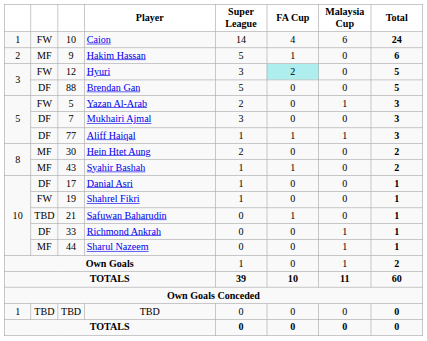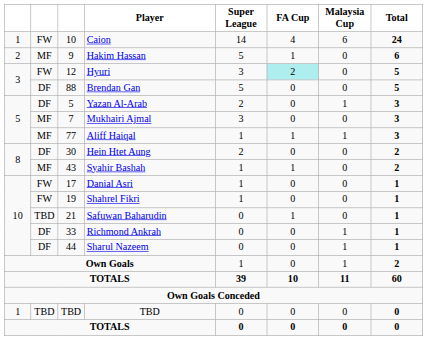(44, 103) FW -> (44, 103) DF
(44, 119) DF -> (44, 119) MF
(44, 135) DF -> (44, 135) MF
(44, 151) MF -> (44, 151) DF
(44, 183) DF -> (44, 183) FW
(44, 247) MF -> (44, 247) DF
